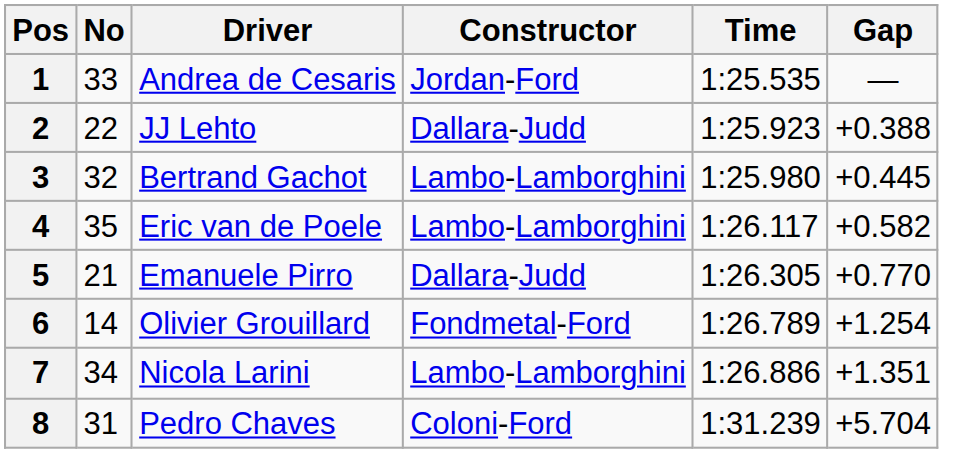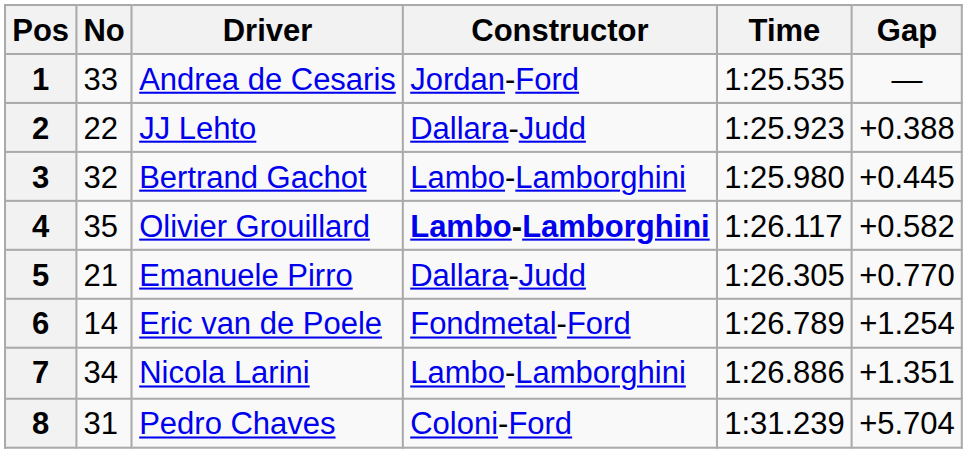(261, 226) Eric van de Poele -> (255, 226) Olivier Grouillard
(548, 226) normal -> (560, 226) bold
(255, 324) Olivier Grouillard -> (261, 324) Eric van de Poele
